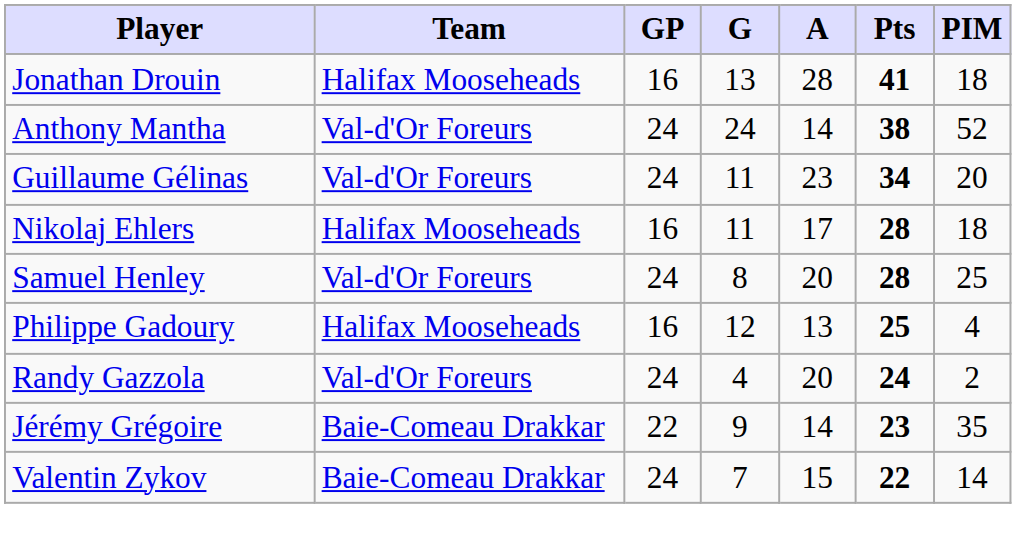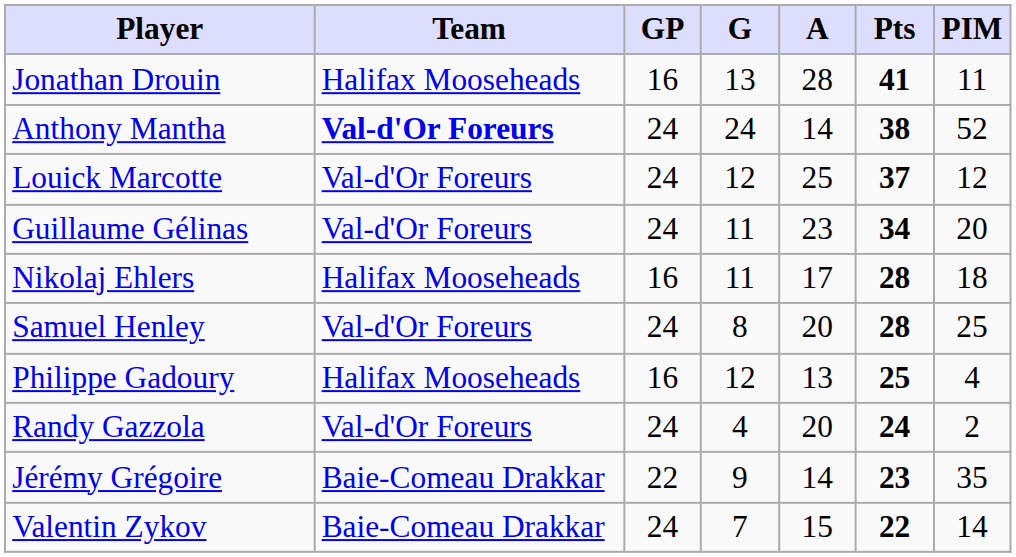(972, 79) 18 -> (972, 79) 11
(427, 128) normal -> (438, 128) bold
+ row: (117, 178)
